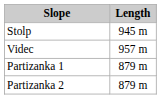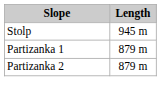- row: (20, 49)
